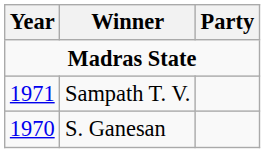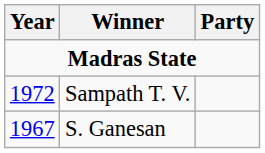(32, 93) 1971 -> (32, 93) 1972
(32, 128) 1970 -> (32, 128) 1967
